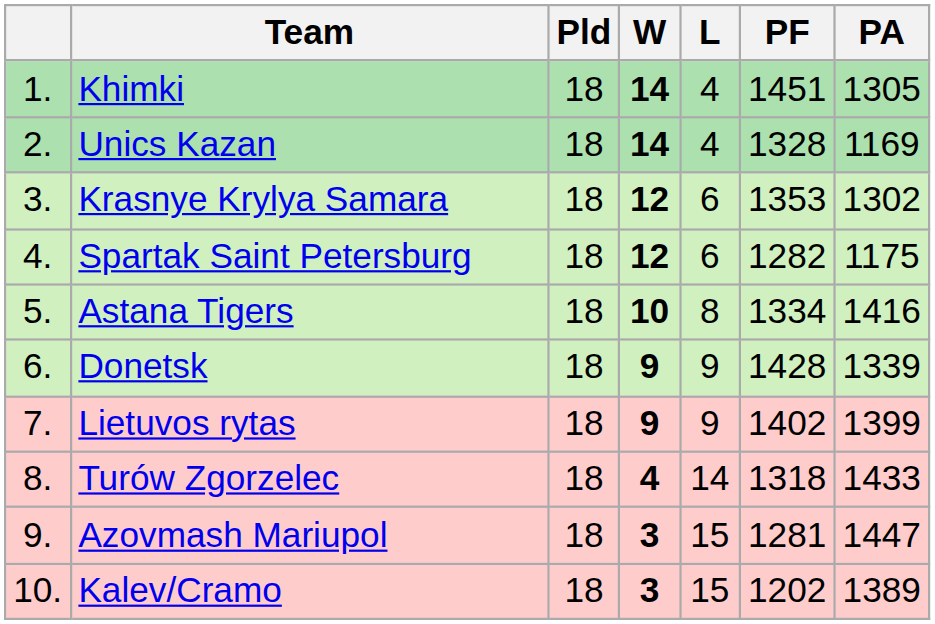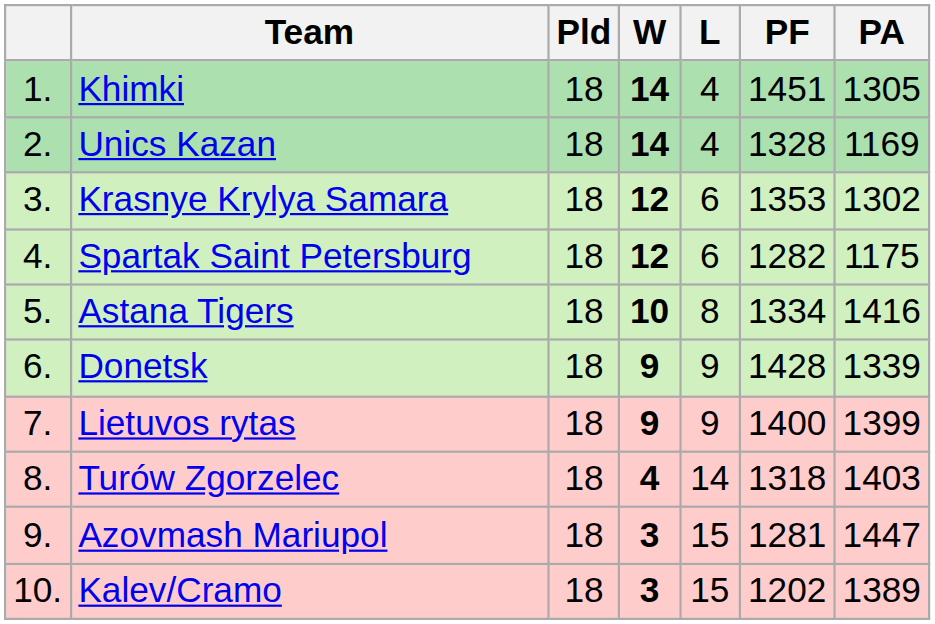(787, 423) 1402 -> (787, 423) 1400
(882, 479) 1433 -> (882, 479) 1403
